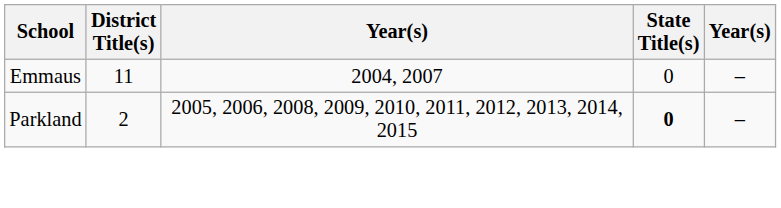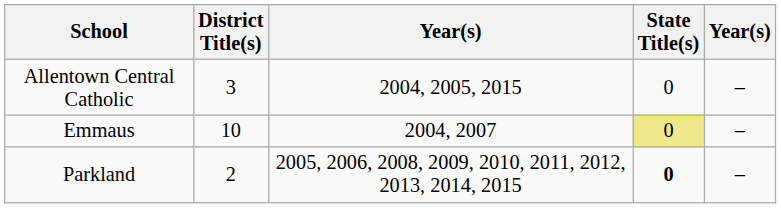+ row: (99, 87)
(124, 75) 11 -> (231, 130) 10
(669, 75) no background -> (669, 130) khaki background
